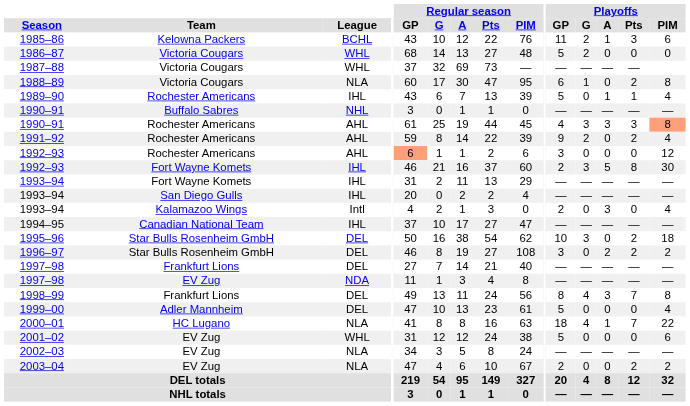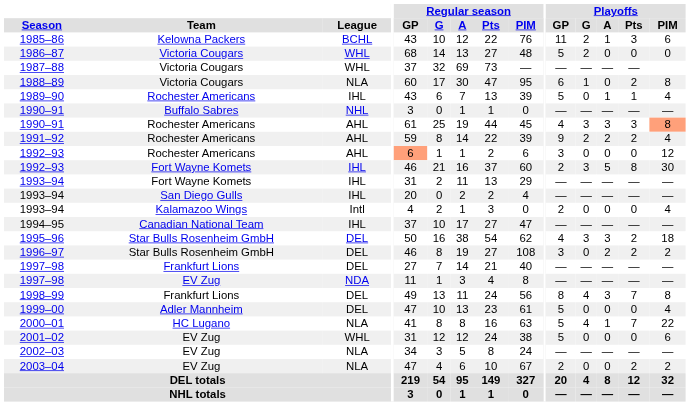(607, 139) 0 -> (607, 139) 2
(607, 210) 3 -> (607, 210) 0
(561, 238) 10 -> (561, 238) 4
(607, 238) 0 -> (607, 238) 3
(561, 323) 18 -> (561, 323) 5
